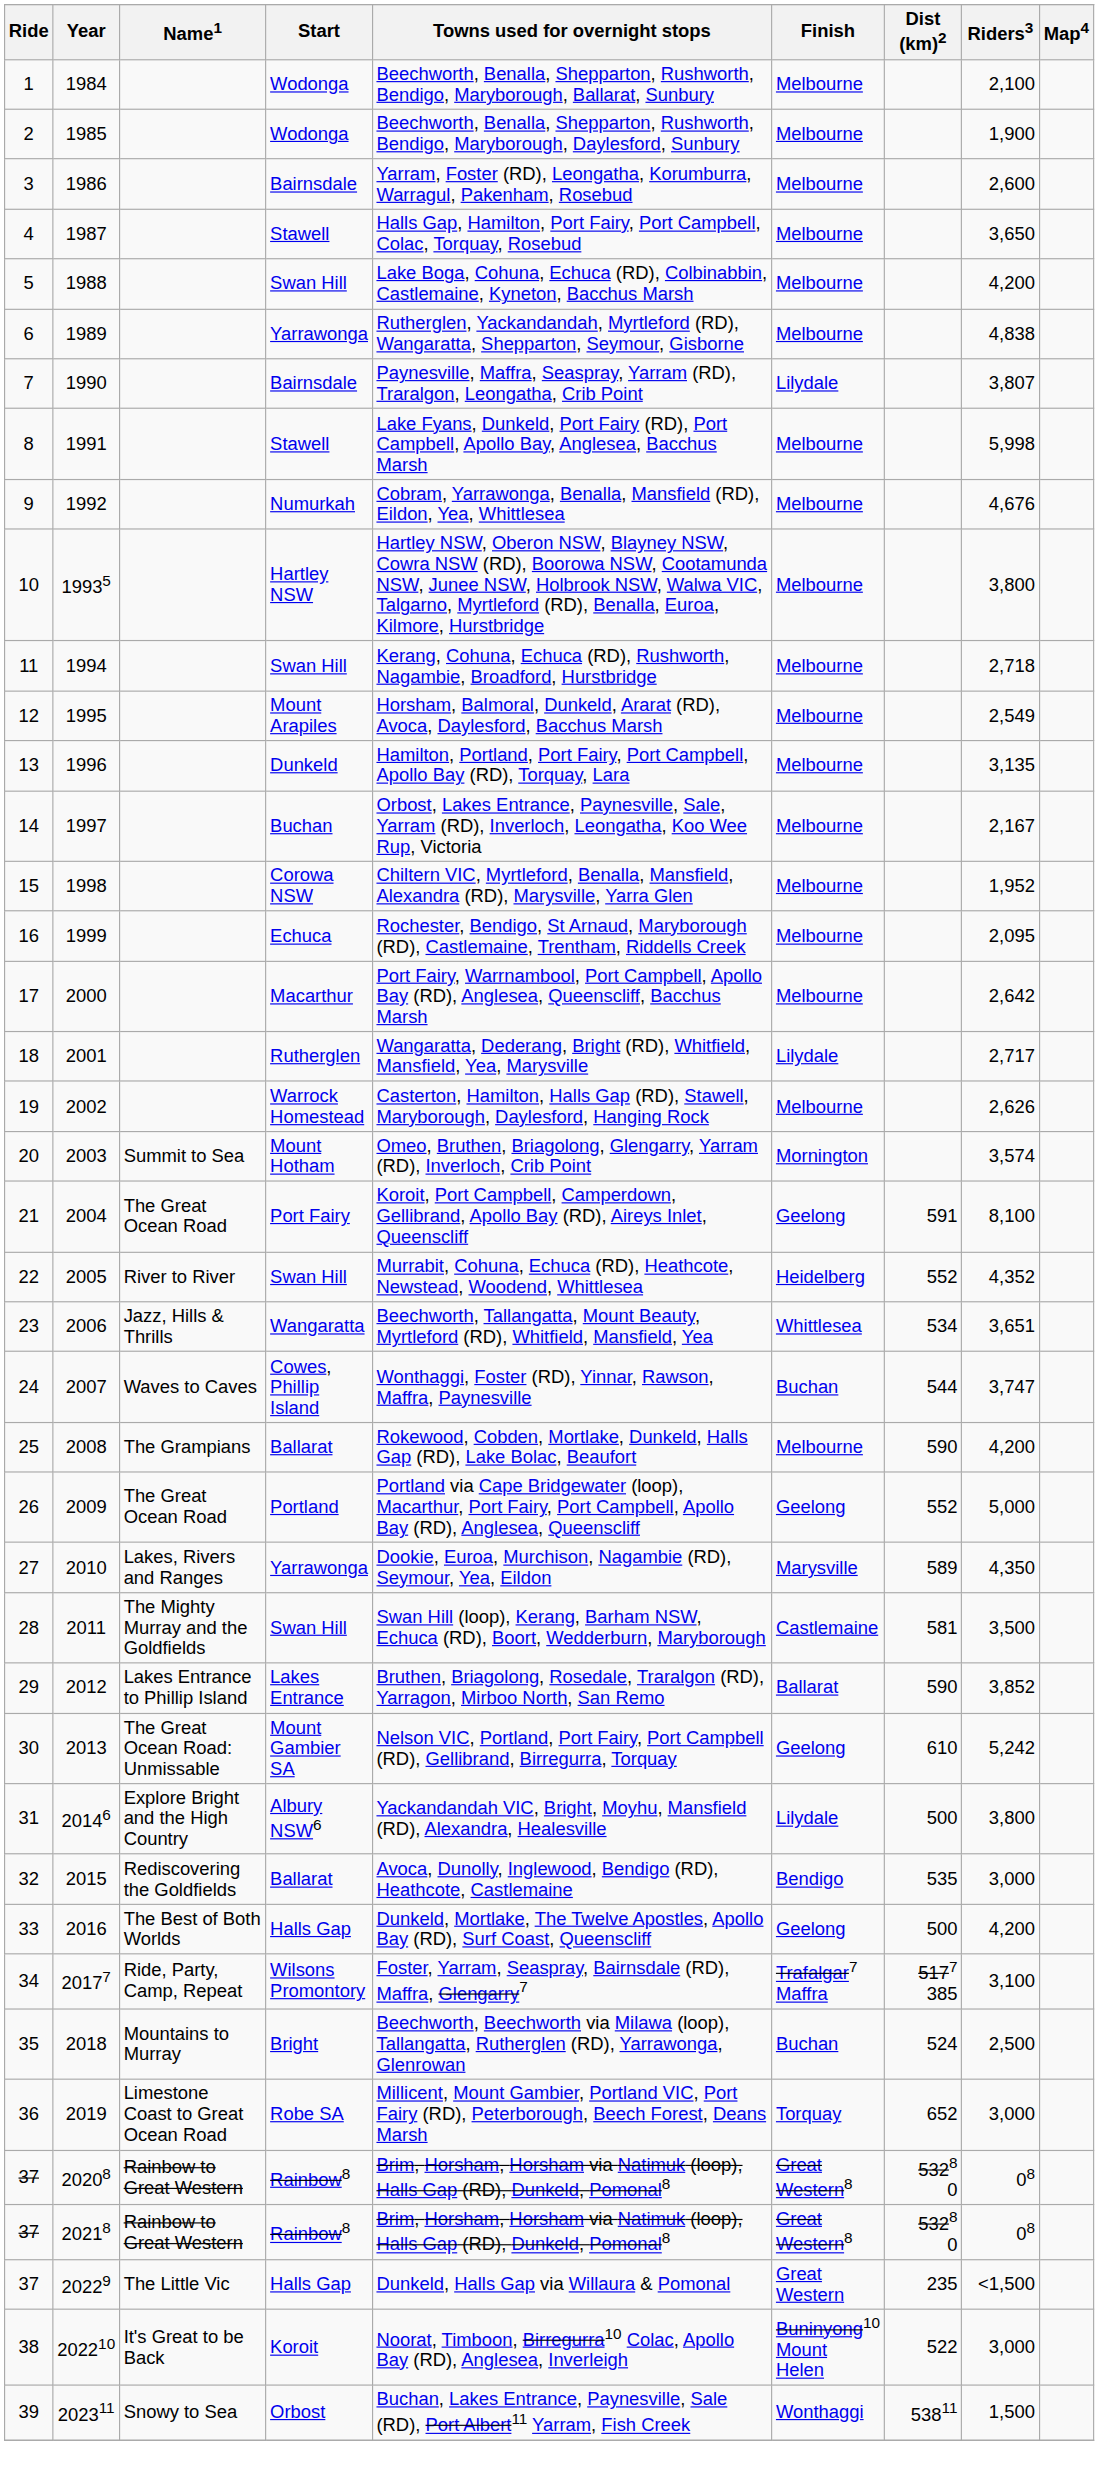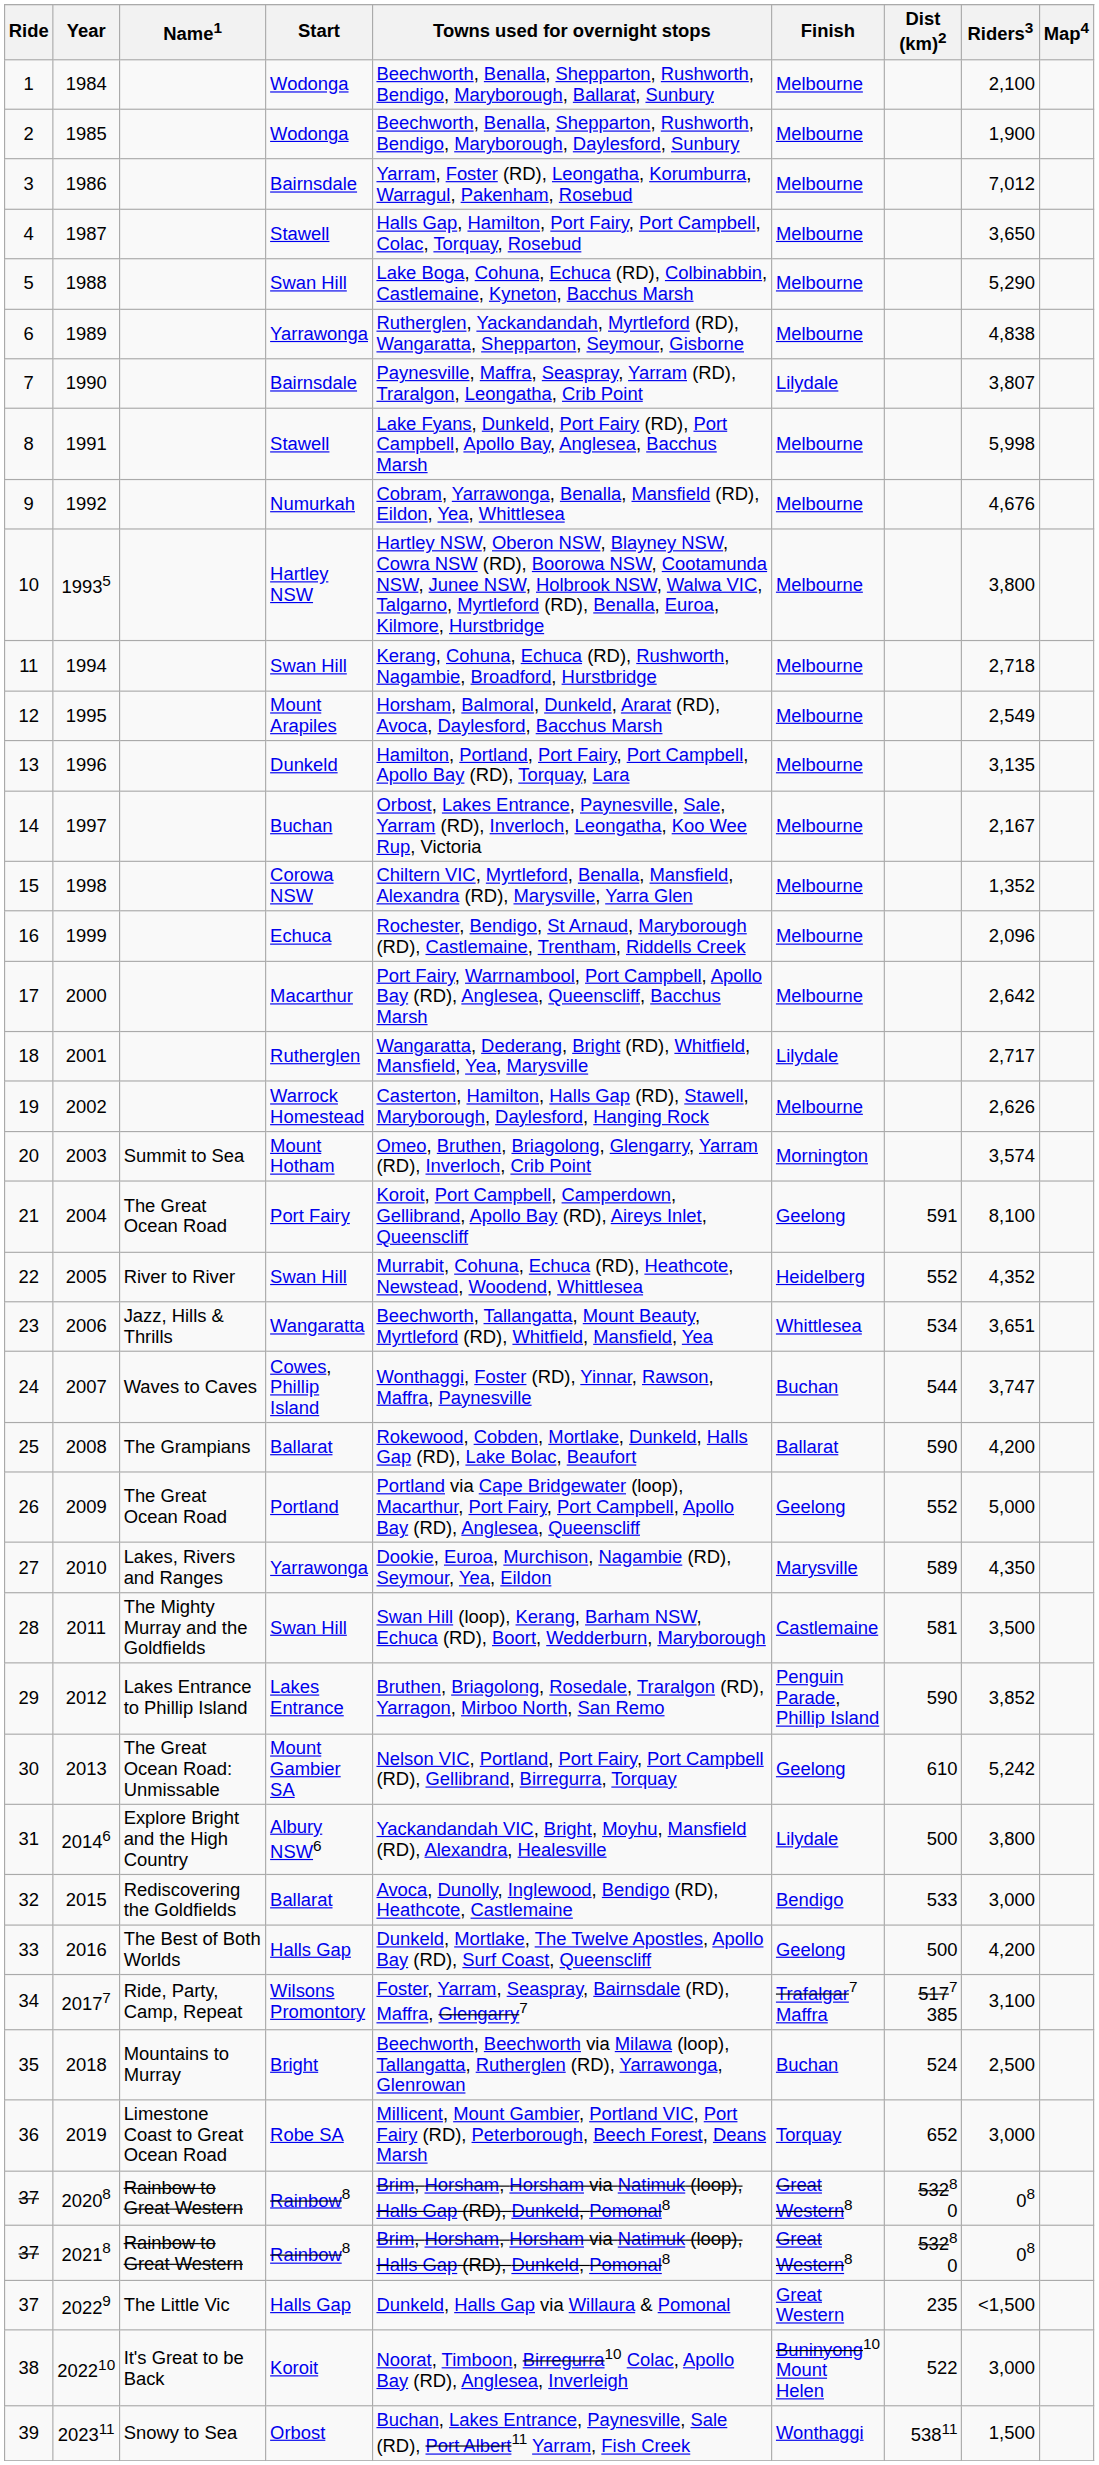(1012, 184) 2,600 -> (1012, 184) 7,012
(1012, 283) 4,200 -> (1012, 283) 5,290
(1012, 886) 1,952 -> (1012, 886) 1,352
(1012, 936) 2,095 -> (1012, 936) 2,096
(819, 1447) Melbourne -> (807, 1447) Ballarat
(807, 1687) Ballarat -> (828, 1698) Penguin Parade, Phillip Island
(942, 1879) 535 -> (942, 1899) 533
